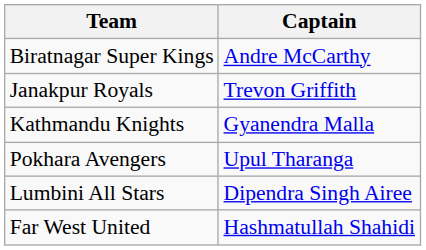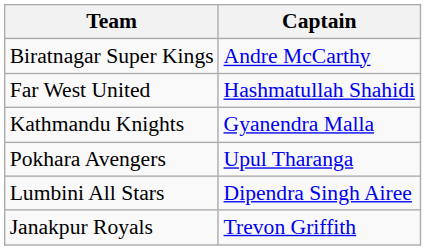rows swapped: (81, 90) <-> (80, 227)
